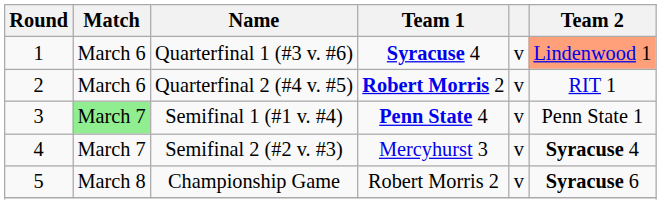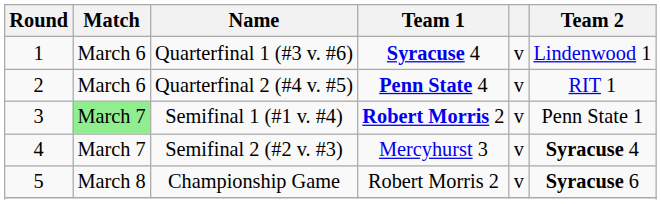(592, 52) lightsalmon background -> (592, 52) no background
(433, 85) Robert Morris 2 -> (433, 85) Penn State 4
(433, 117) Penn State 4 -> (433, 117) Robert Morris 2
